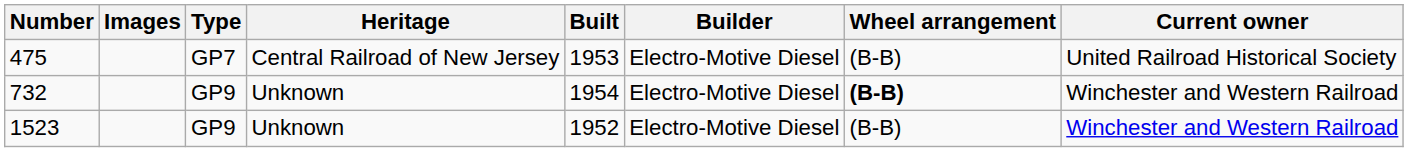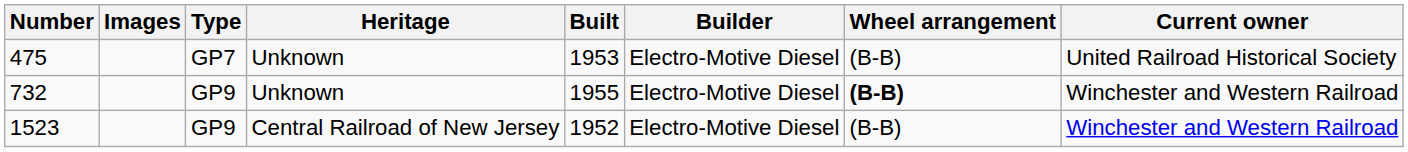(405, 57) Central Railroad of New Jersey -> (298, 57) Unknown
(594, 92) 1954 -> (594, 92) 1955
(298, 127) Unknown -> (405, 127) Central Railroad of New Jersey
